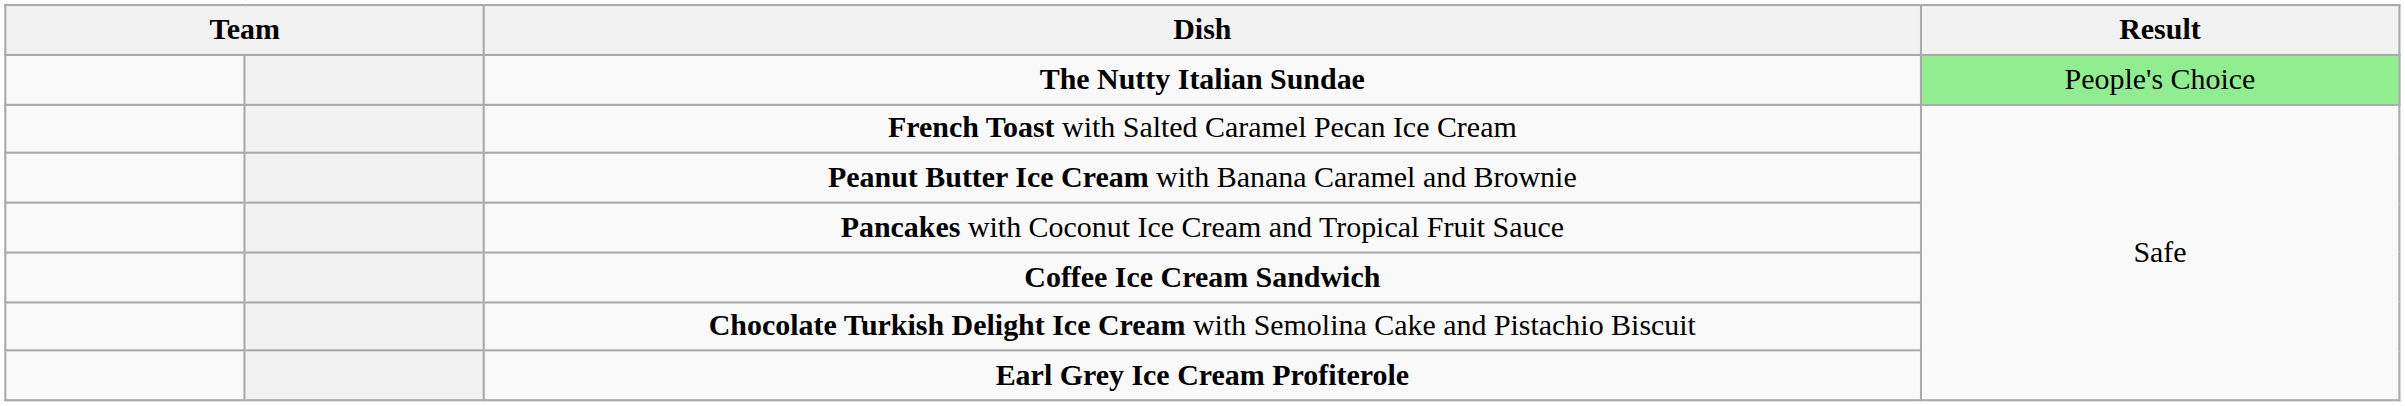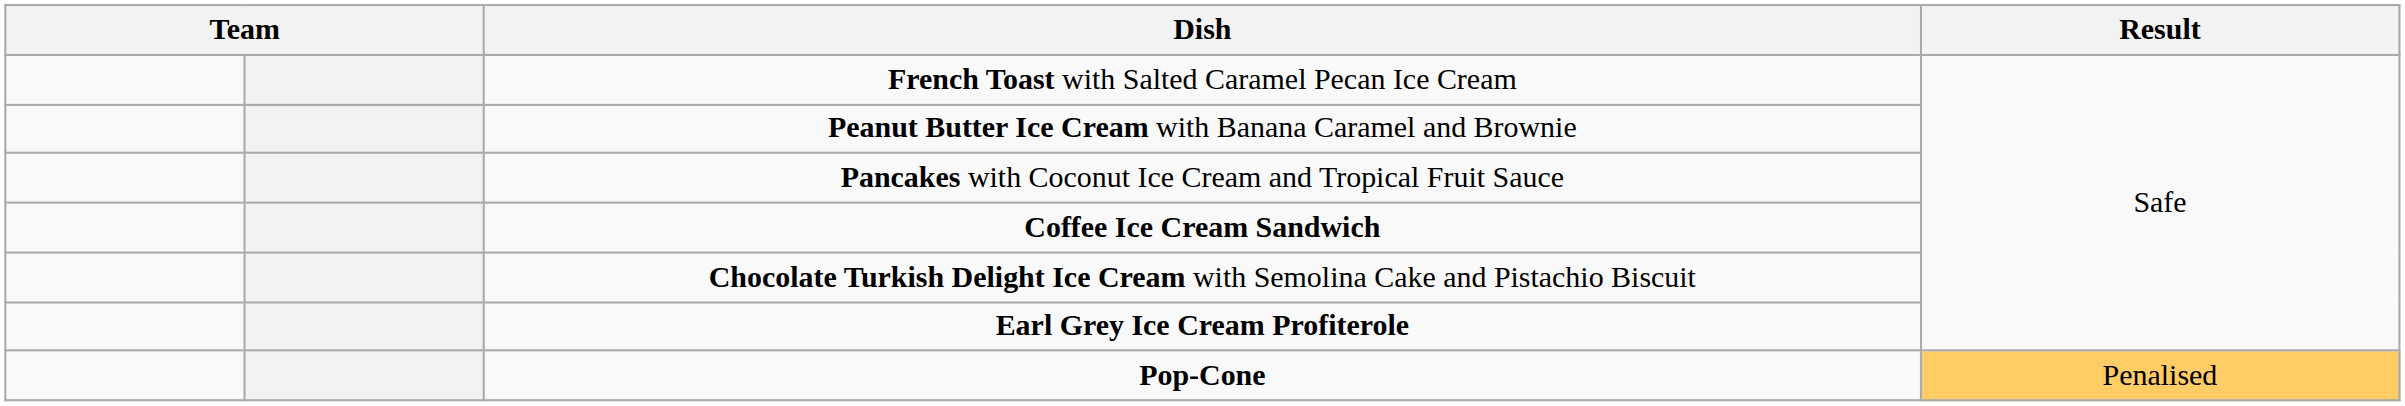- row: (1202, 78)
+ row: (1202, 375)
